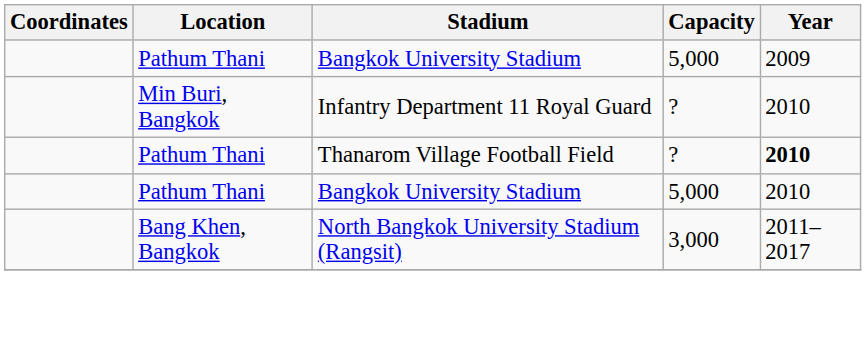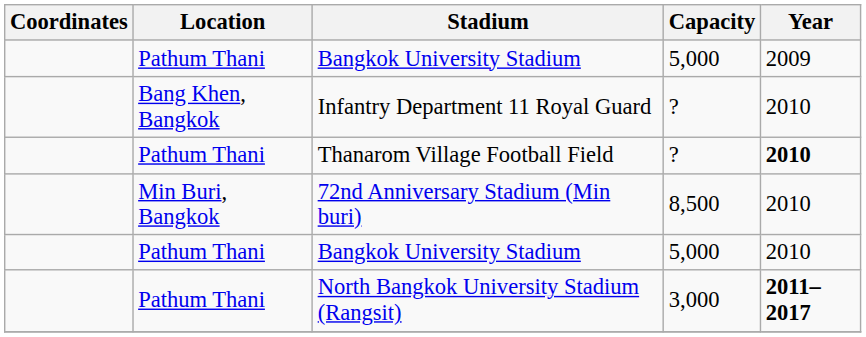(183, 106) Min Buri, Bangkok -> (192, 106) Bang Khen, Bangkok
+ row: (464, 203)
(192, 239) Bang Khen, Bangkok -> (202, 300) Pathum Thani
(793, 239) normal -> (793, 300) bold
